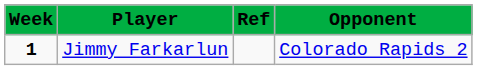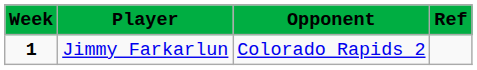columns swapped: (373, 20) <-> (254, 20)
